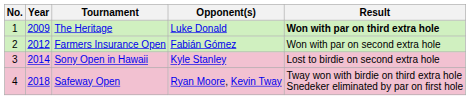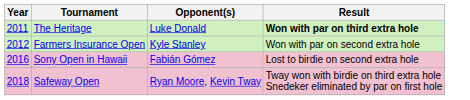- column: (15, 12)
(39, 28) 2009 -> (17, 28) 2011
(203, 44) Fabián Gómez -> (178, 44) Kyle Stanley
(39, 60) 2014 -> (18, 60) 2016
(198, 60) Kyle Stanley -> (183, 60) Fabián Gómez
